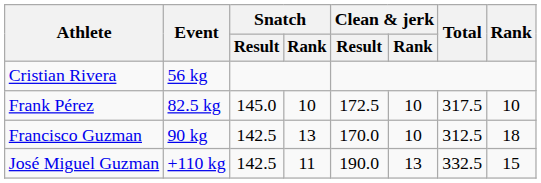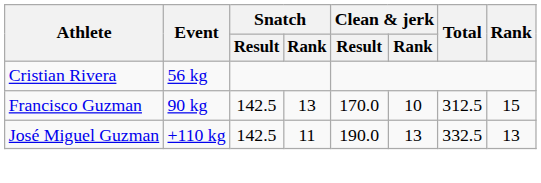- row: (51, 105)
(511, 134) 18 -> (511, 105) 15
(511, 163) 15 -> (511, 134) 13
